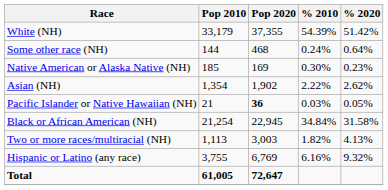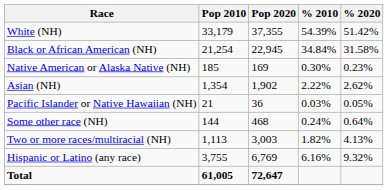rows swapped: (82, 121) <-> (57, 49)
(257, 103) bold -> (257, 103) normal
